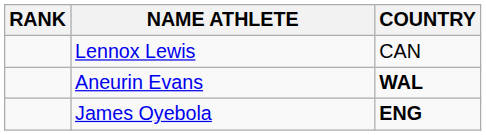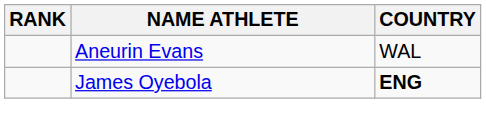- row: (135, 51)
(401, 82) bold -> (400, 51) normal
